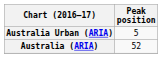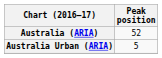rows swapped: (60, 46) <-> (60, 33)
